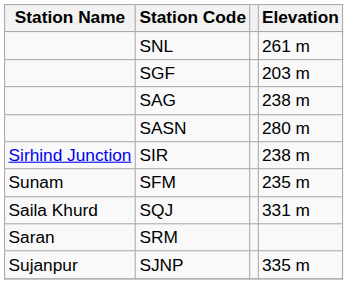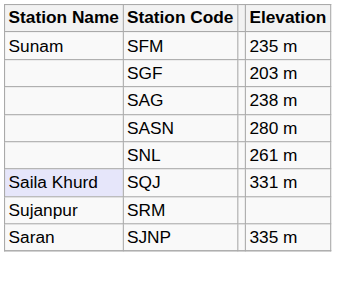rows swapped: (156, 45) <-> (158, 182)
- row: (154, 155)
(53, 210) no background -> (53, 182) lavender background
(32, 237) Saran -> (43, 210) Sujanpur
(43, 264) Sujanpur -> (32, 237) Saran
